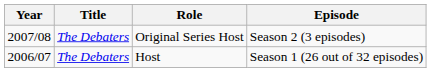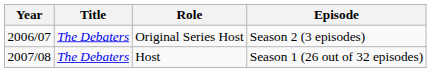(29, 36) 2007/08 -> (29, 36) 2006/07
(29, 57) 2006/07 -> (29, 57) 2007/08
